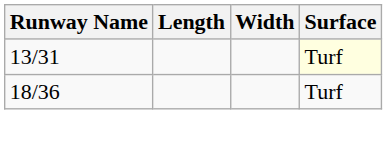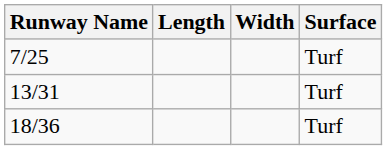+ row: (29, 56)
(324, 56) lightyellow background -> (324, 91) no background
